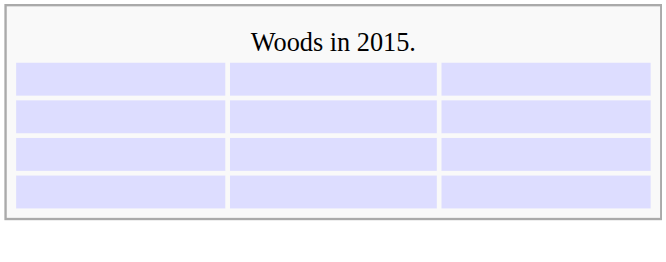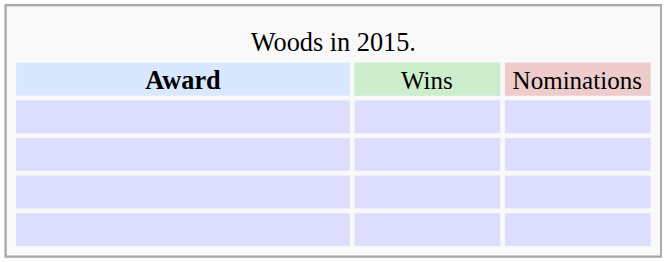+ row: (183, 80)
